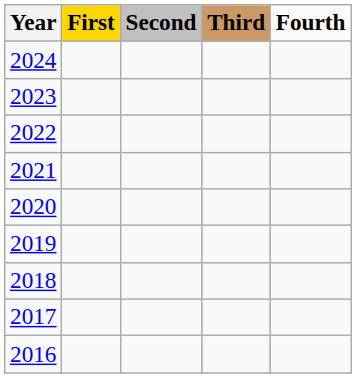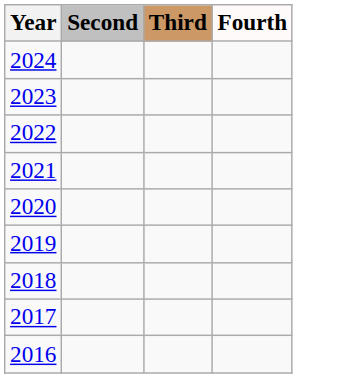- column: (91, 22)
